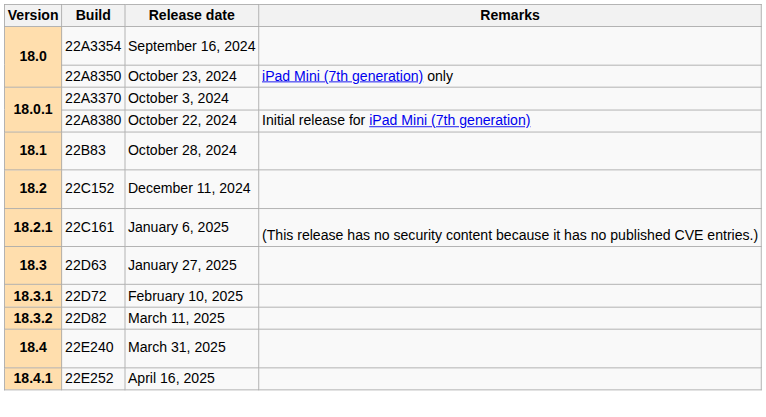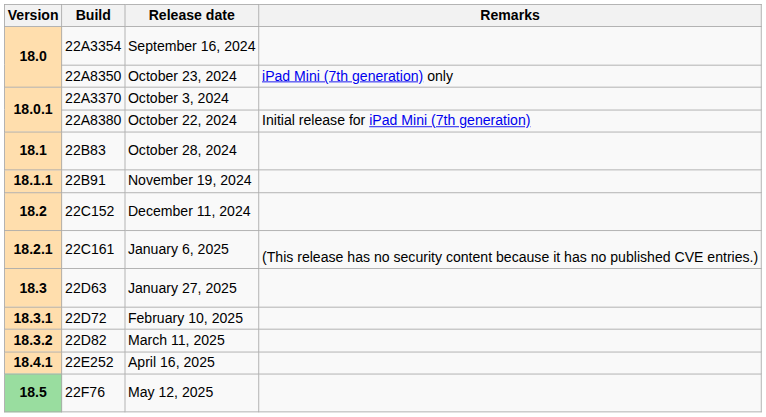+ row: (190, 181)
- row: (177, 348)
+ row: (171, 393)
